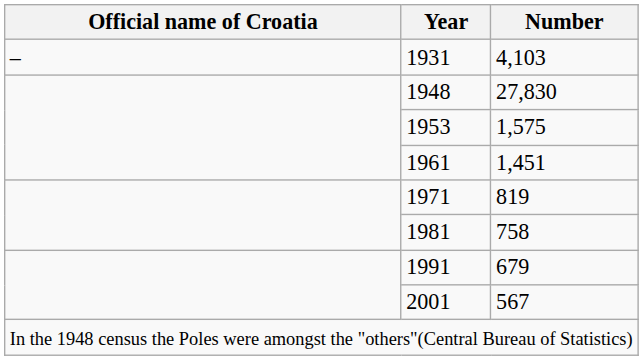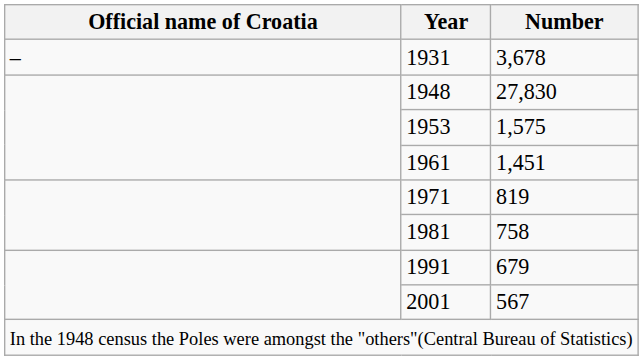(521, 57) 4,103 -> (521, 57) 3,678
